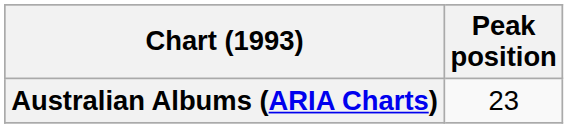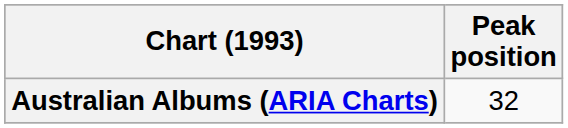(504, 100) 23 -> (504, 100) 32
